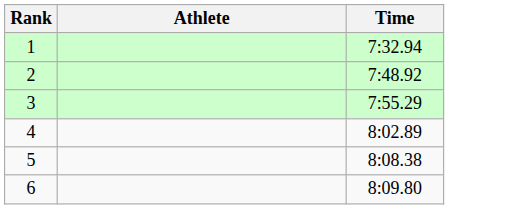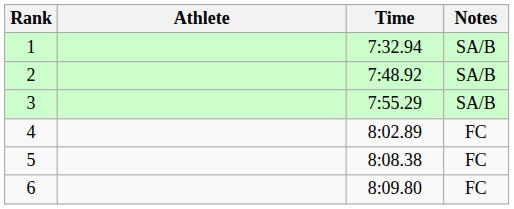+ column: (476, 18)
